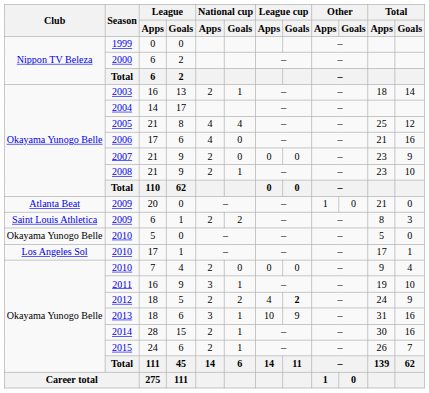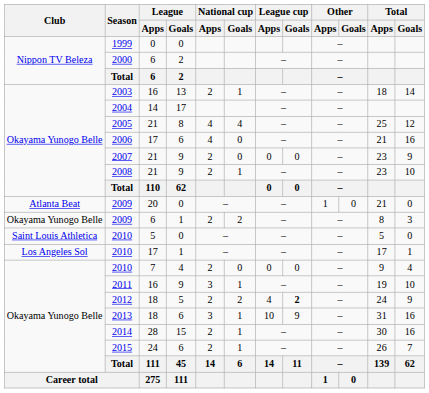(55, 220) Saint Louis Athletica -> (55, 220) Okayama Yunogo Belle
(55, 236) Okayama Yunogo Belle -> (55, 236) Saint Louis Athletica
